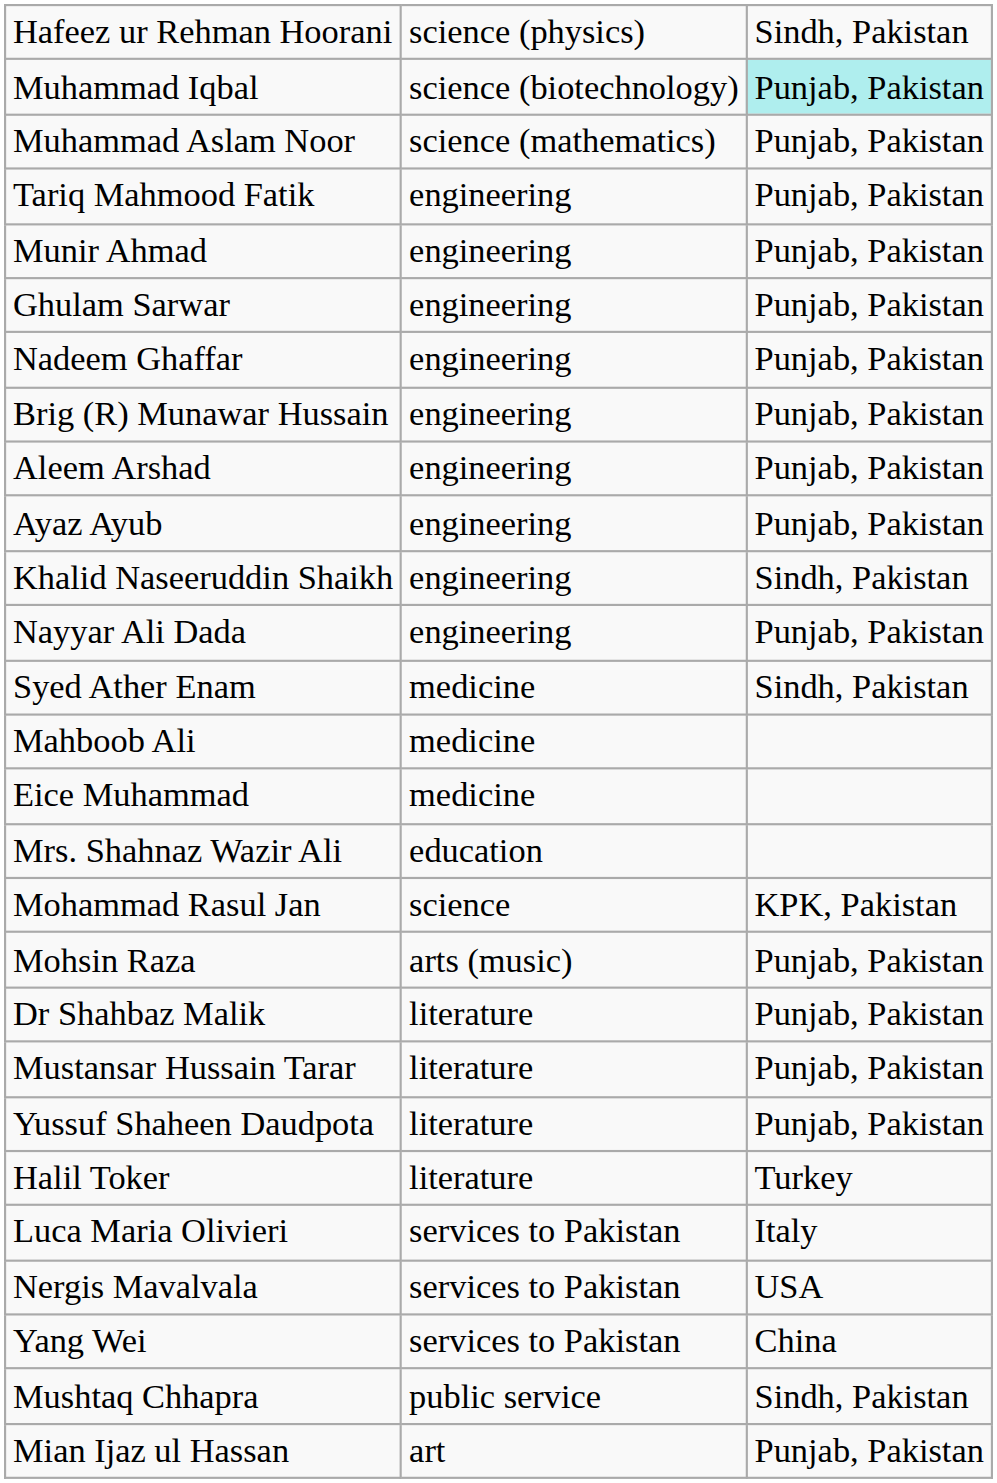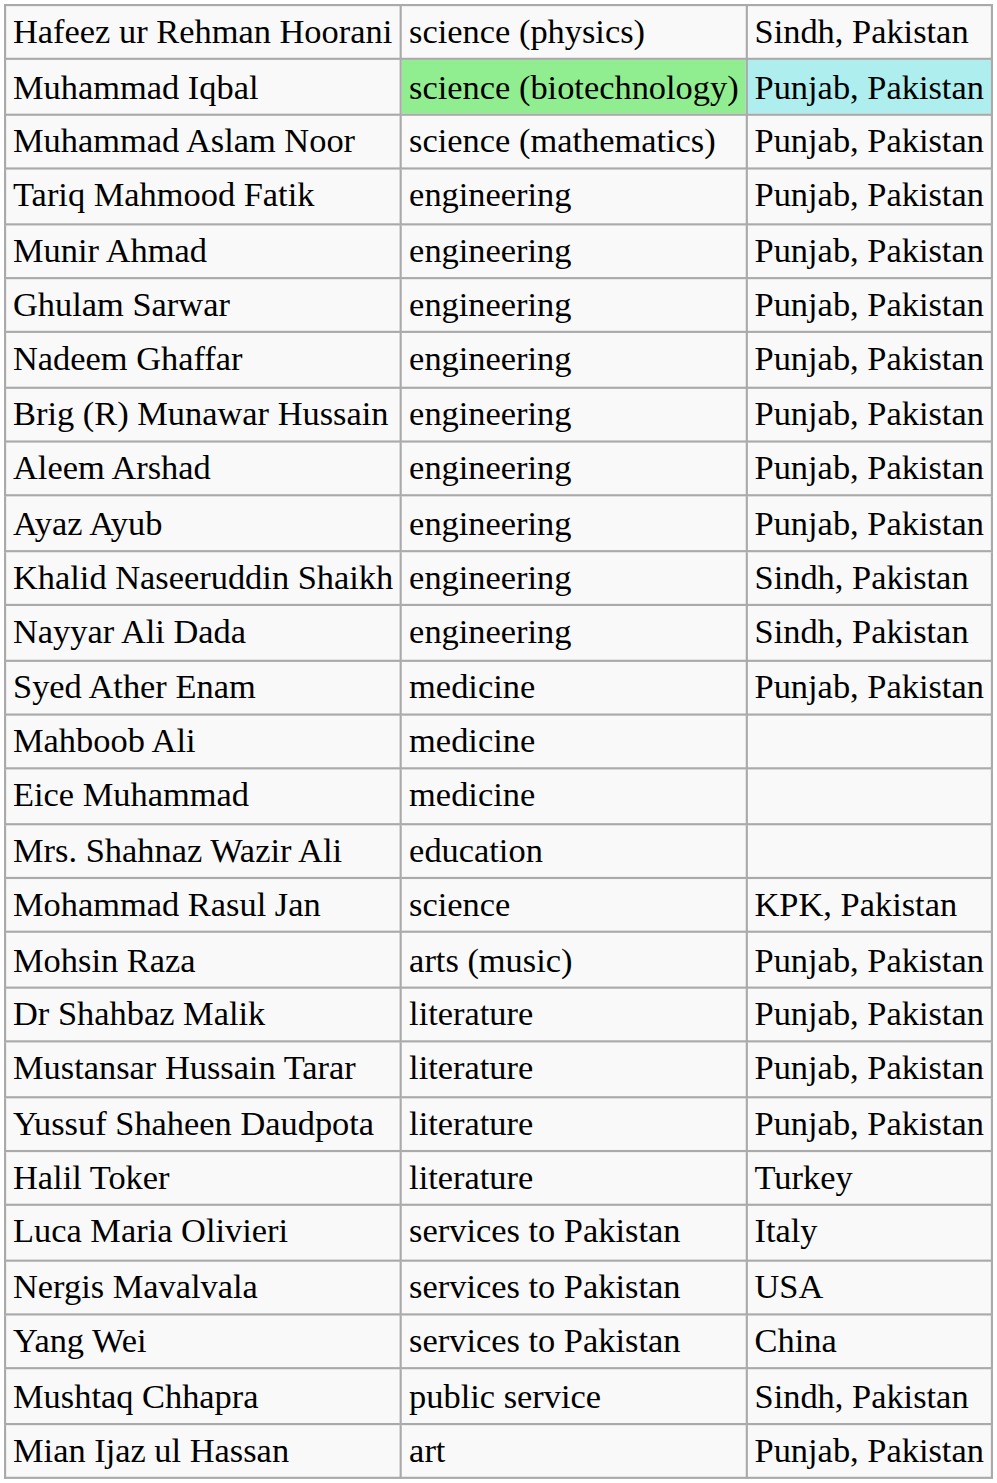(574, 86) no background -> (574, 86) lightgreen background
(869, 631) Punjab, Pakistan -> (862, 631) Sindh, Pakistan
(862, 686) Sindh, Pakistan -> (869, 686) Punjab, Pakistan
